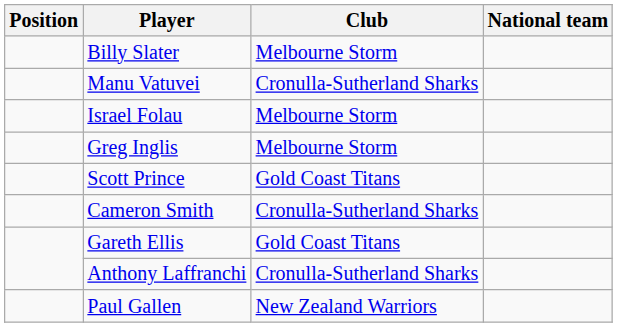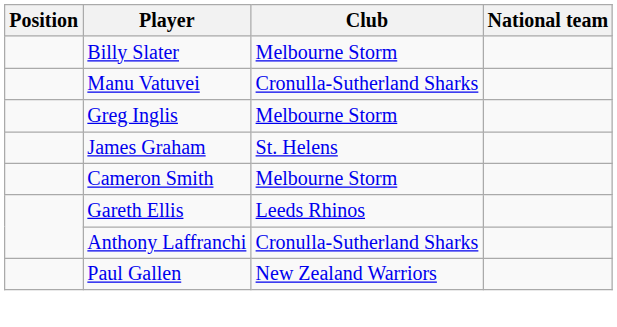- row: (135, 115)
- row: (136, 178)
+ row: (147, 147)
(367, 210) Cronulla-Sutherland Sharks -> (326, 178) Melbourne Storm
(328, 242) Gold Coast Titans -> (310, 210) Leeds Rhinos
